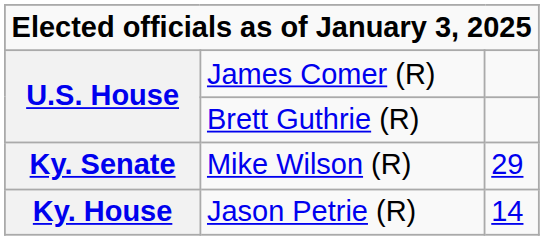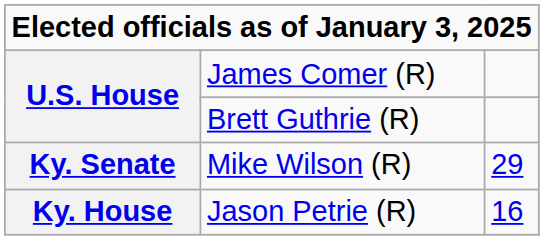(507, 211) 14 -> (507, 211) 16
